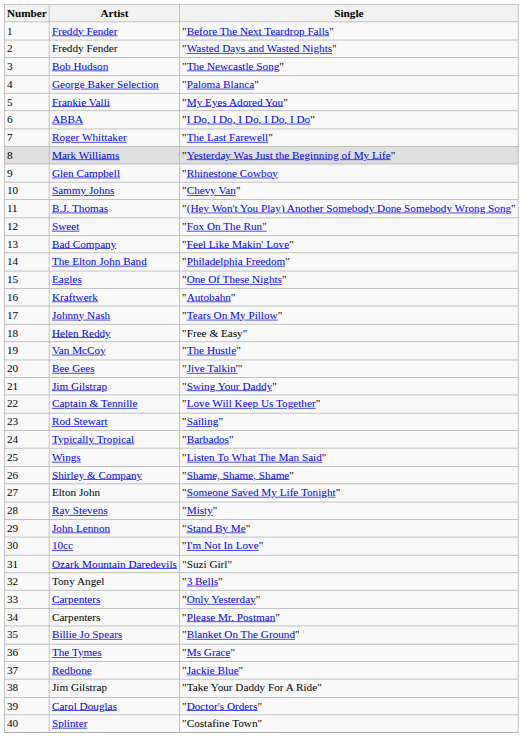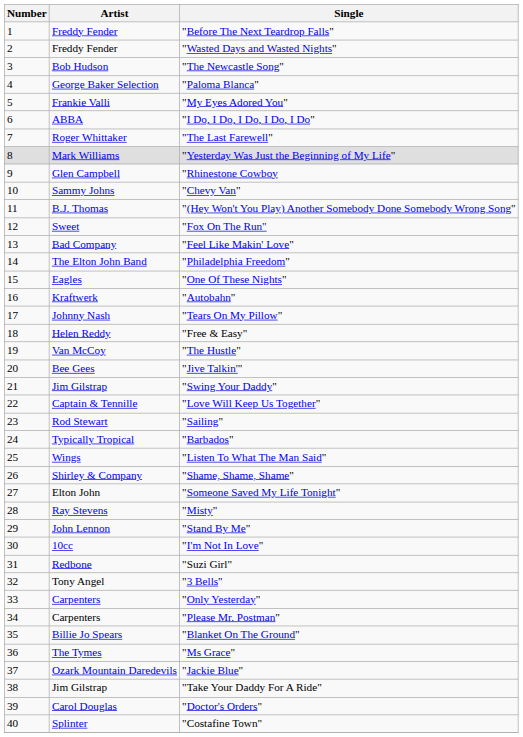(114, 564) Ozark Mountain Daredevils -> (72, 564) Redbone
(72, 670) Redbone -> (114, 670) Ozark Mountain Daredevils
